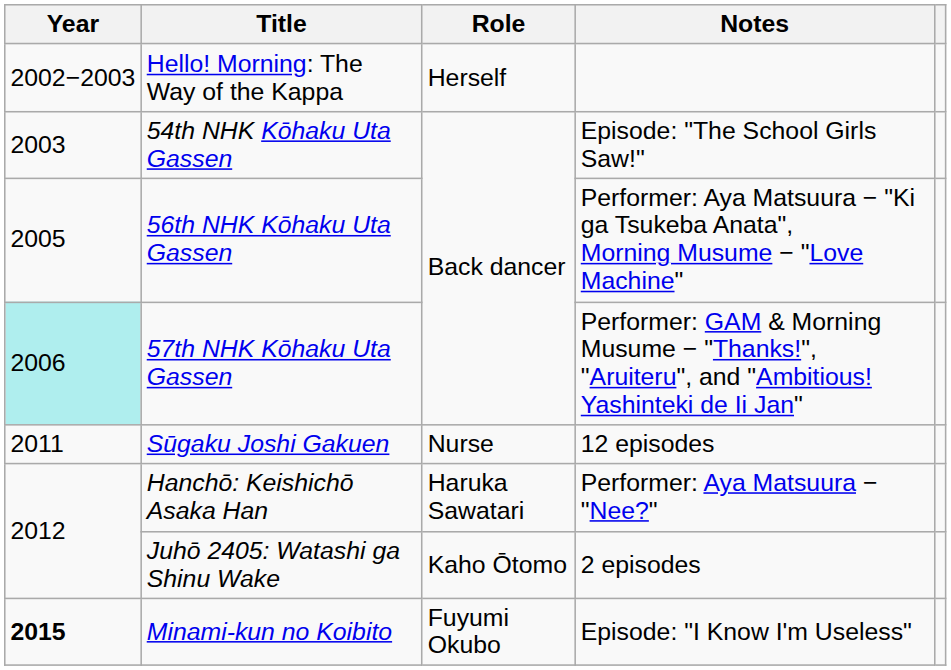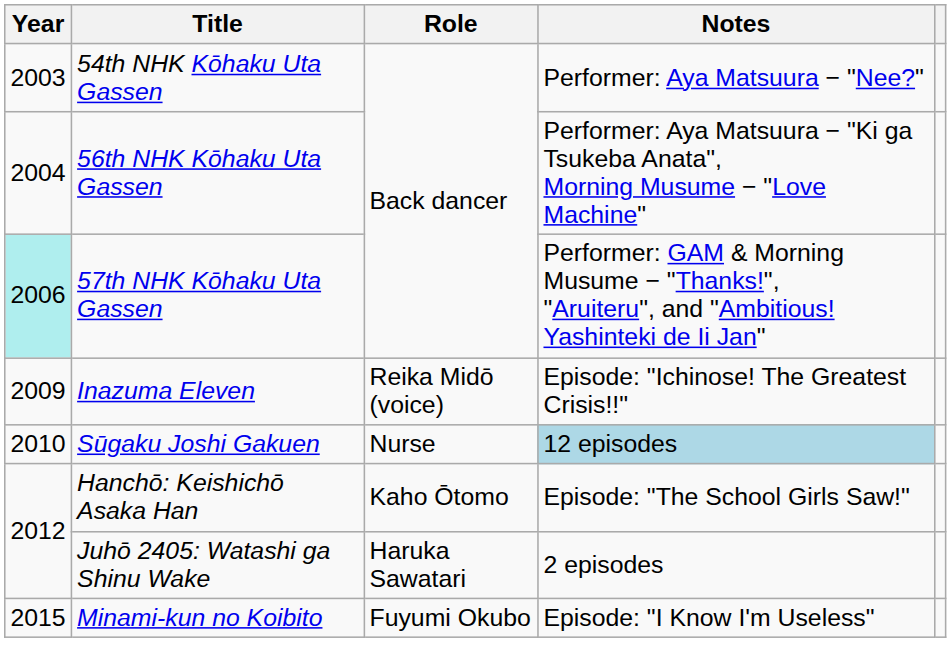- row: (255, 77)
(729, 144) Episode: "The School Girls Saw!" -> (734, 77) Performer: Aya Matsuura − "Nee?"
(38, 239) 2005 -> (38, 172) 2004
+ row: (166, 390)
(37, 444) 2011 -> (38, 444) 2010
(648, 444) no background -> (610, 444) lightblue background
(476, 497) Haruka Sawatari -> (439, 497) Kaho Ōtomo
(729, 497) Performer: Aya Matsuura − "Nee?" -> (727, 497) Episode: "The School Girls Saw!"
(497, 564) Kaho Ōtomo -> (418, 564) Haruka Sawatari
(38, 631) bold -> (38, 617) normal
